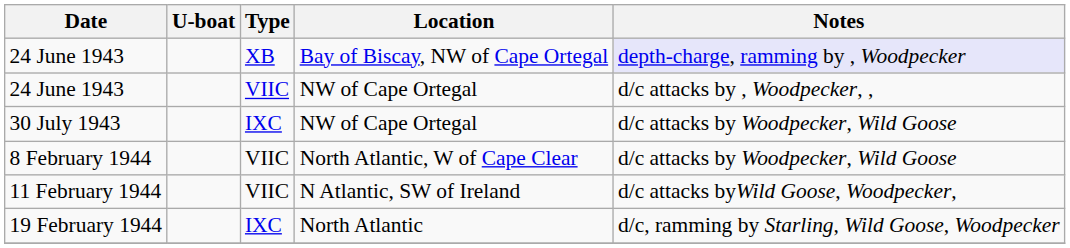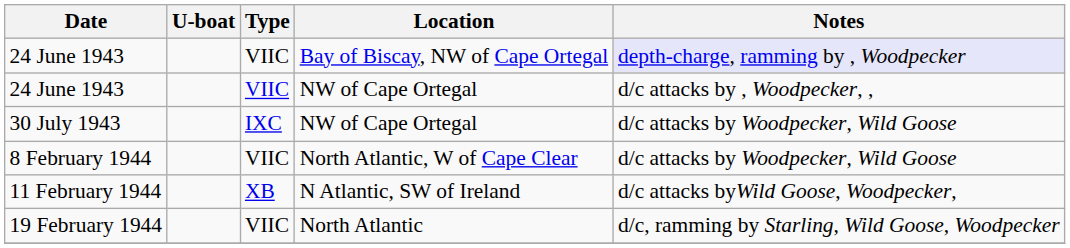(260, 55) XB -> (267, 55) VIIC
(267, 191) VIIC -> (260, 191) XB
(263, 225) IXC -> (267, 225) VIIC
